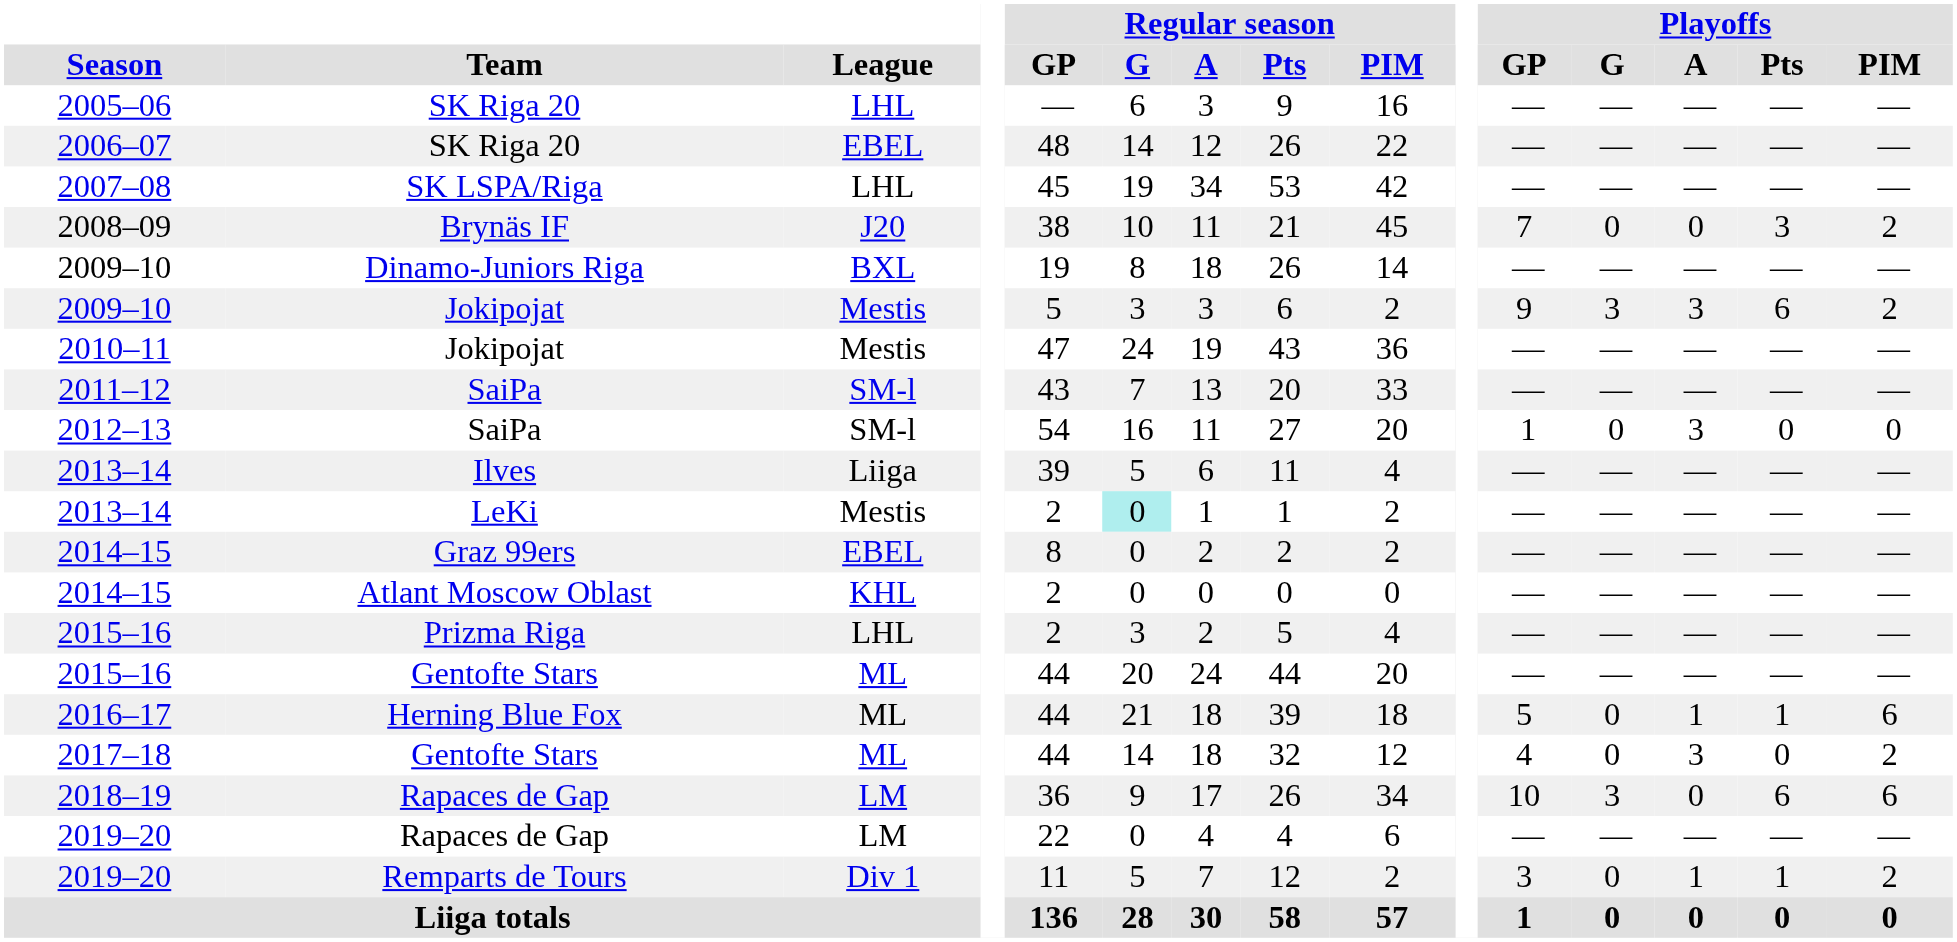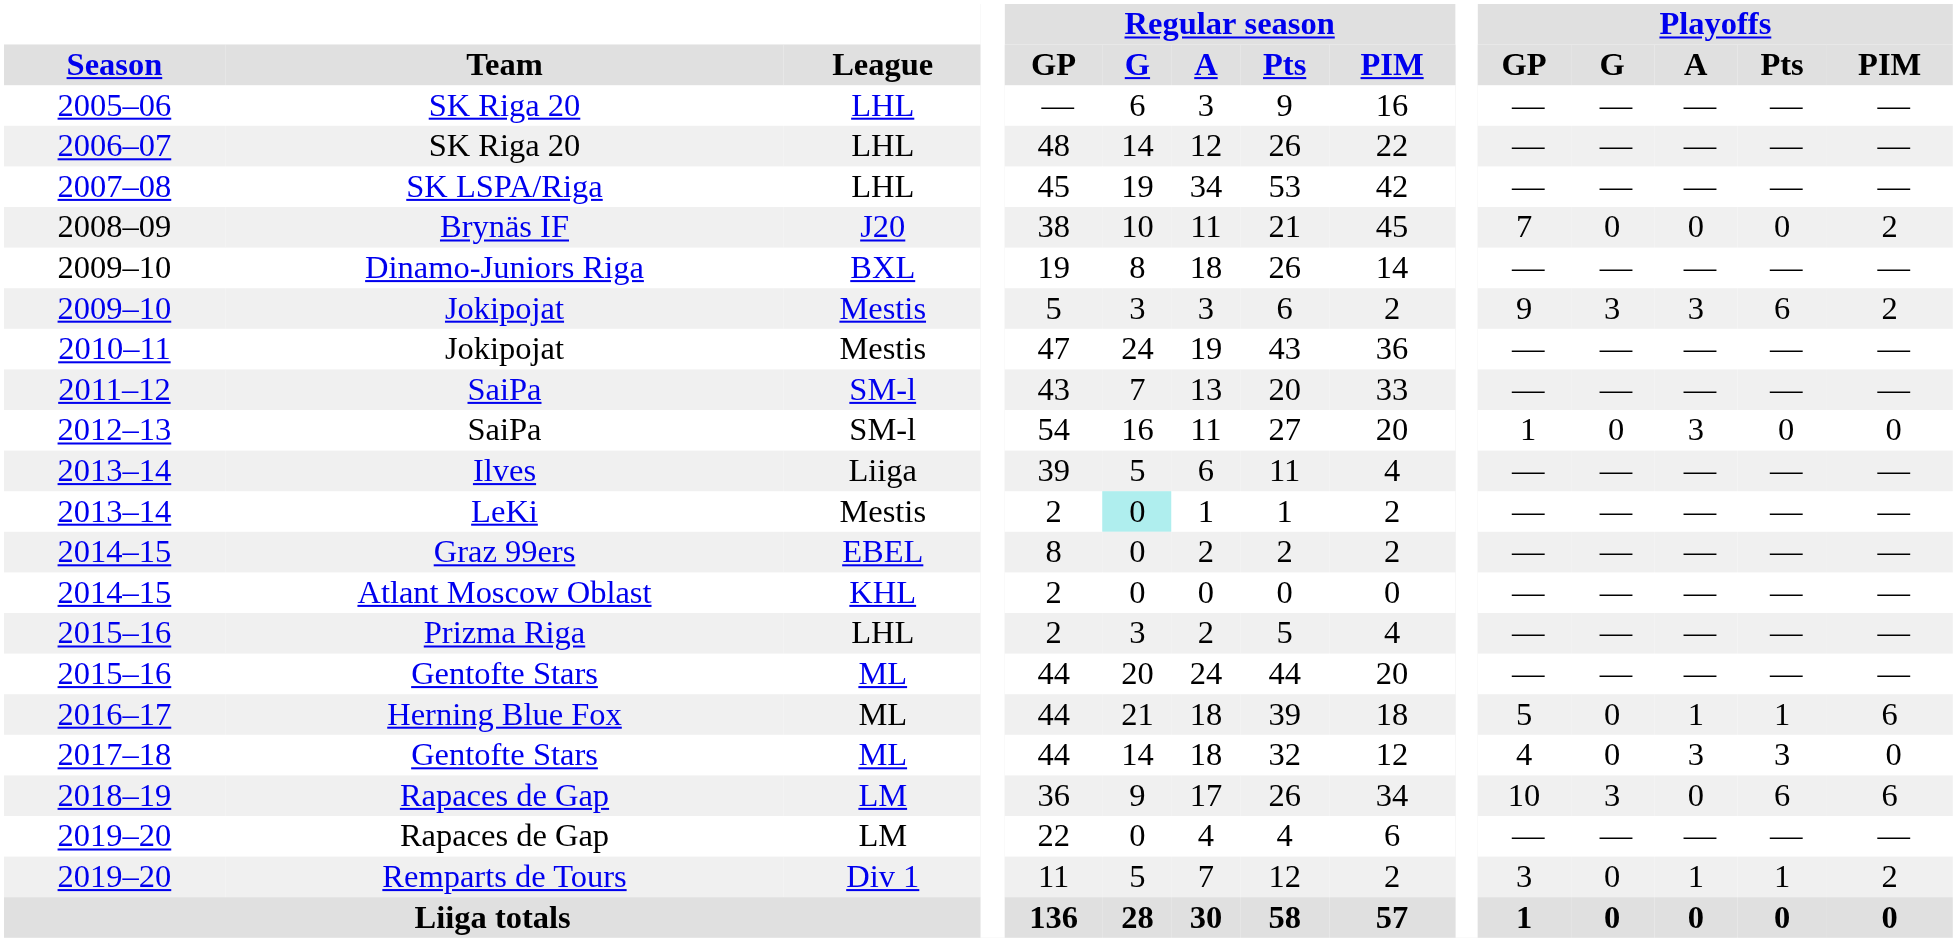(883, 145) EBEL -> (883, 145) LHL
(1782, 226) 3 -> (1782, 226) 0
(1782, 754) 0 -> (1782, 754) 3
(1890, 754) 2 -> (1890, 754) 0
